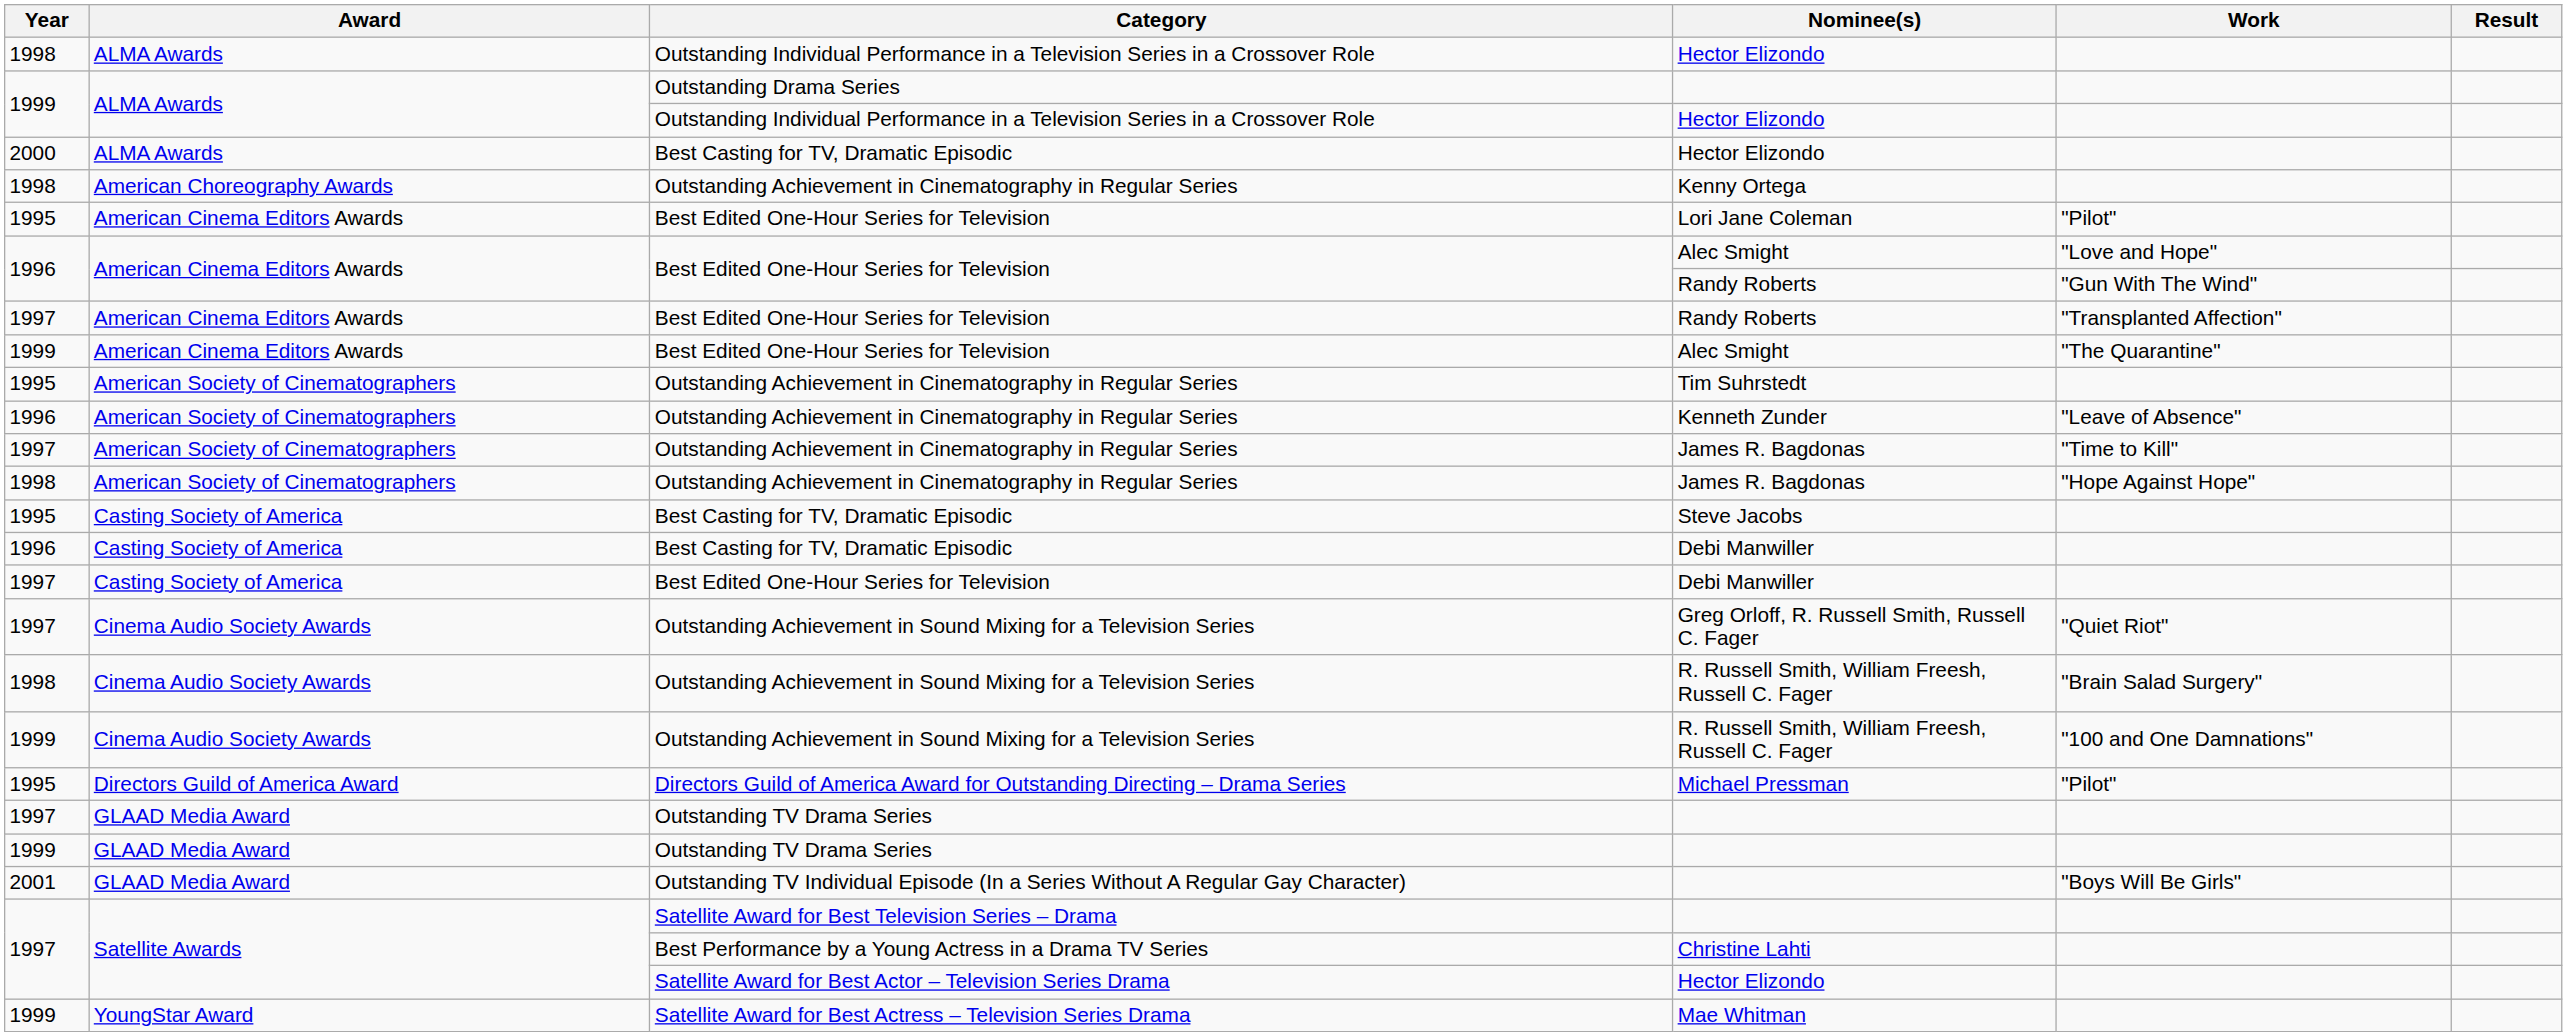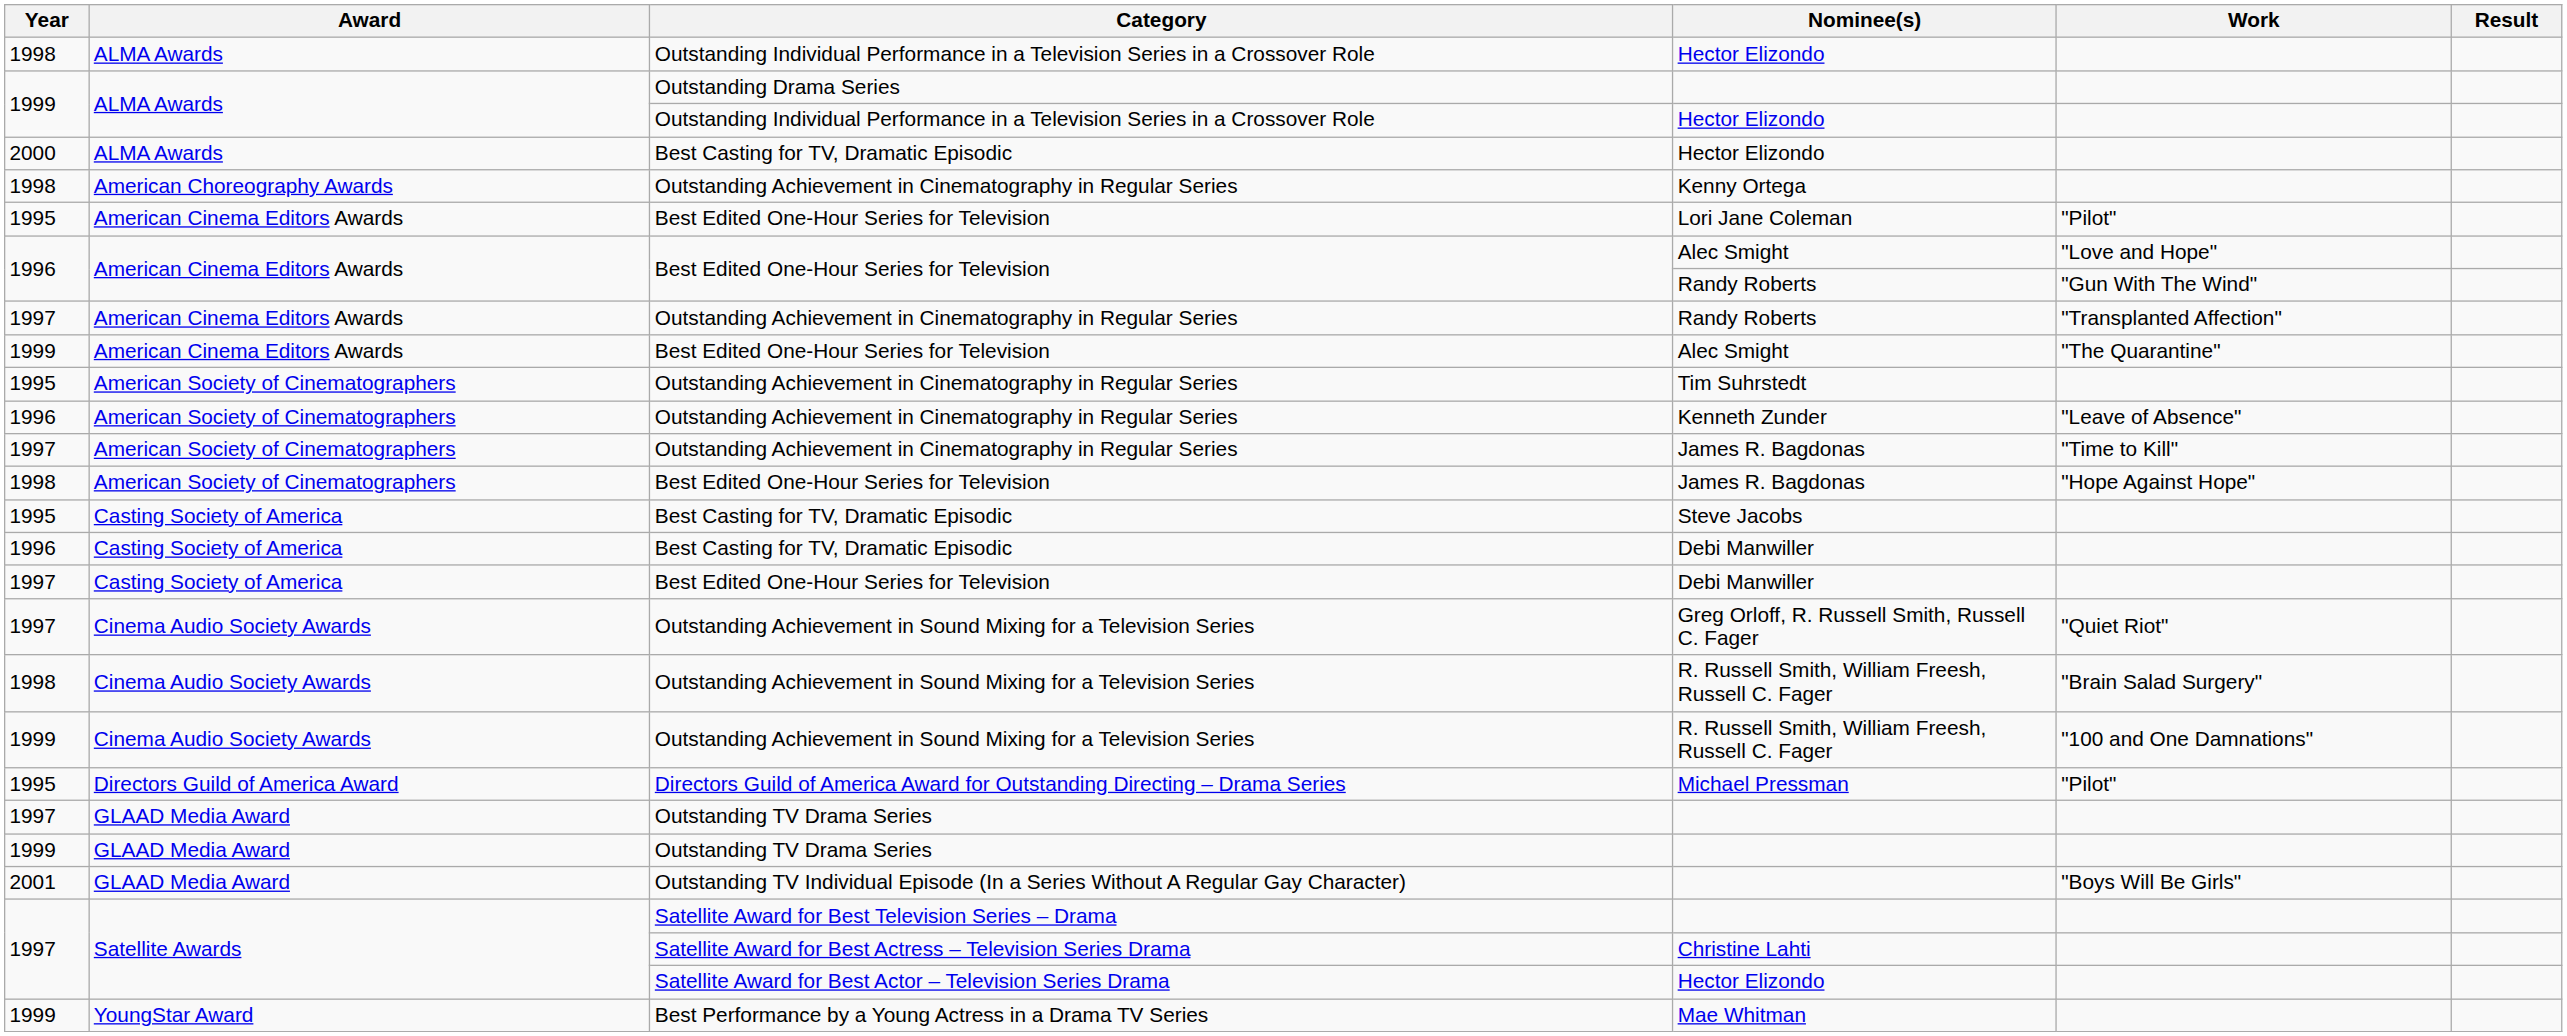(852, 317) Best Edited One-Hour Series for Television -> (946, 317) Outstanding Achievement in Cinematography in Regular Series
(946, 482) Outstanding Achievement in Cinematography in Regular Series -> (852, 482) Best Edited One-Hour Series for Television
(932, 948) Best Performance by a Young Actress in a Drama TV Series -> (923, 948) Satellite Award for Best Actress – Television Series Drama
(923, 1014) Satellite Award for Best Actress – Television Series Drama -> (932, 1014) Best Performance by a Young Actress in a Drama TV Series
